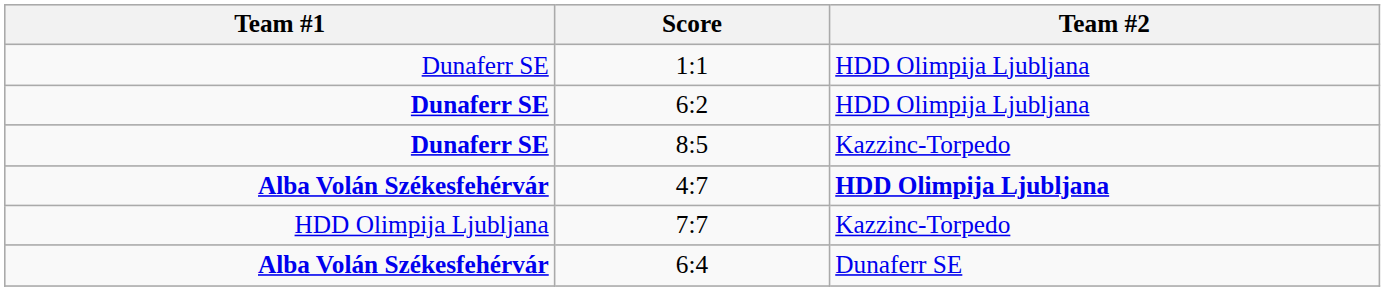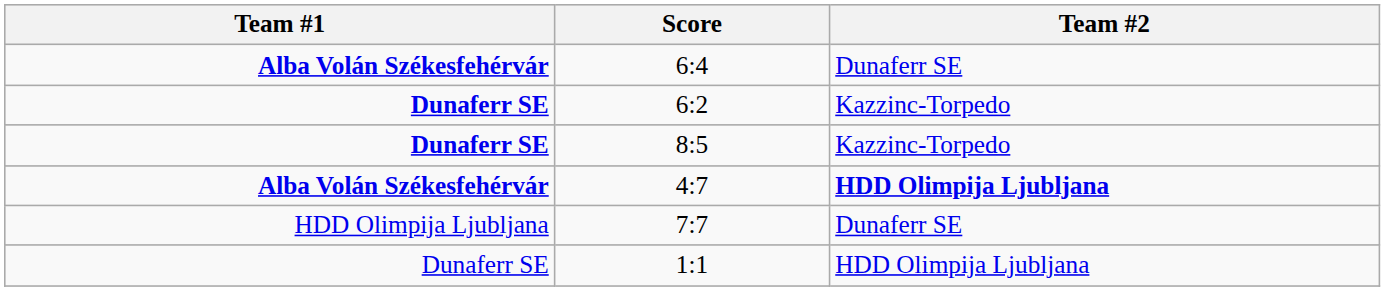rows swapped: (692, 64) <-> (692, 265)
(962, 104) HDD Olimpija Ljubljana -> (923, 104) Kazzinc-Torpedo
(923, 225) Kazzinc-Torpedo -> (899, 225) Dunaferr SE
